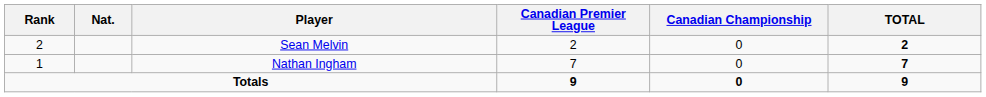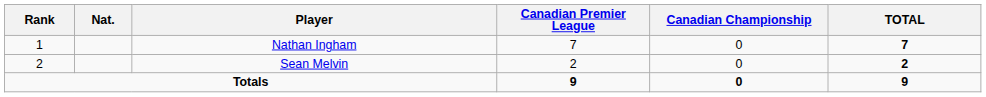rows swapped: (314, 63) <-> (314, 44)
